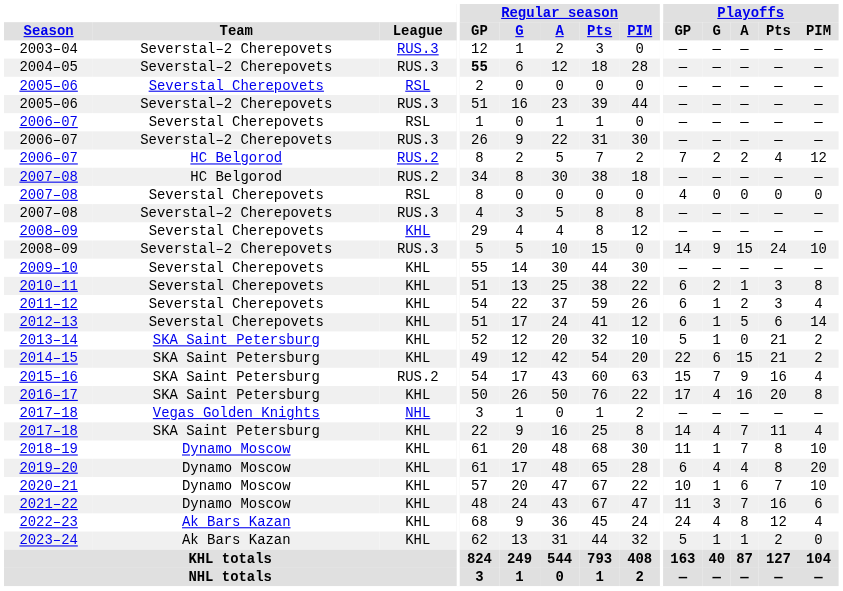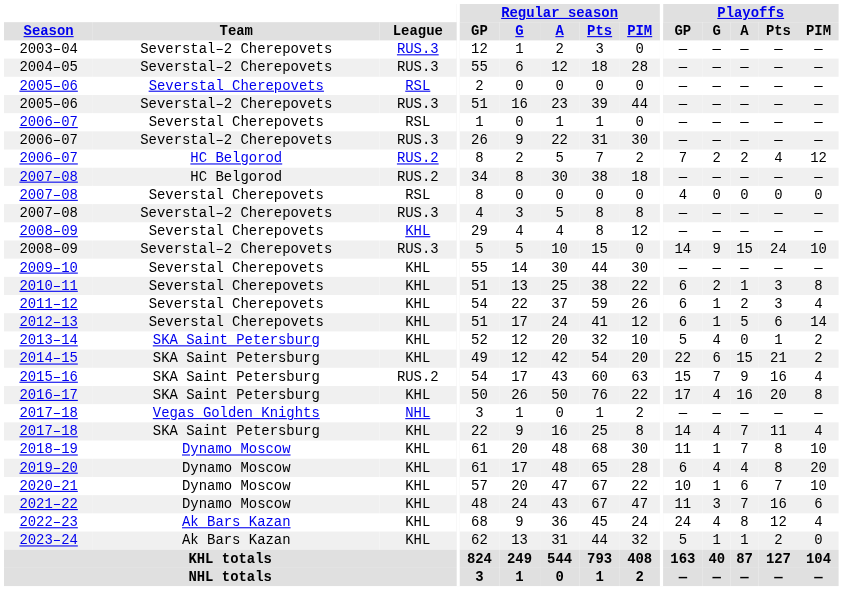(479, 68) bold -> (479, 68) normal
(717, 341) 1 -> (717, 341) 4
(778, 341) 21 -> (778, 341) 1
